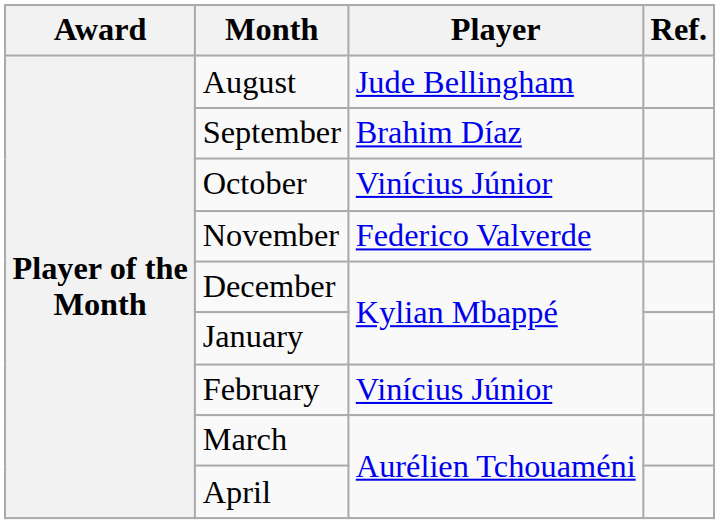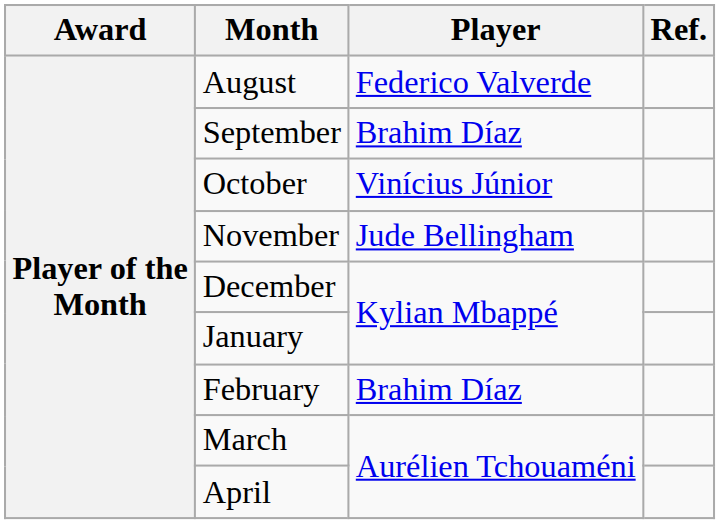(465, 81) Jude Bellingham -> (474, 81) Federico Valverde
(474, 235) Federico Valverde -> (465, 235) Jude Bellingham
(454, 388) Vinícius Júnior -> (439, 388) Brahim Díaz
